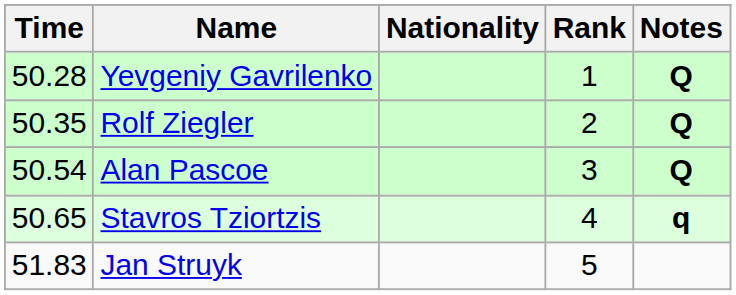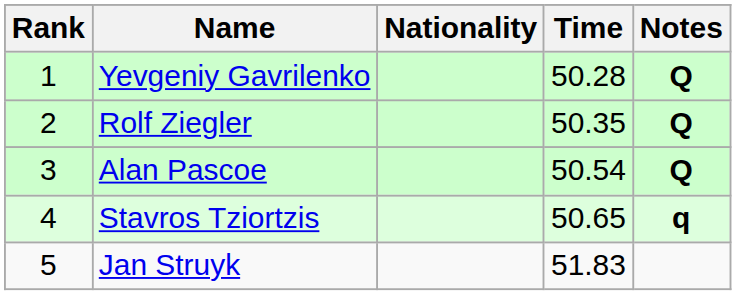columns swapped: (589, 28) <-> (49, 28)
